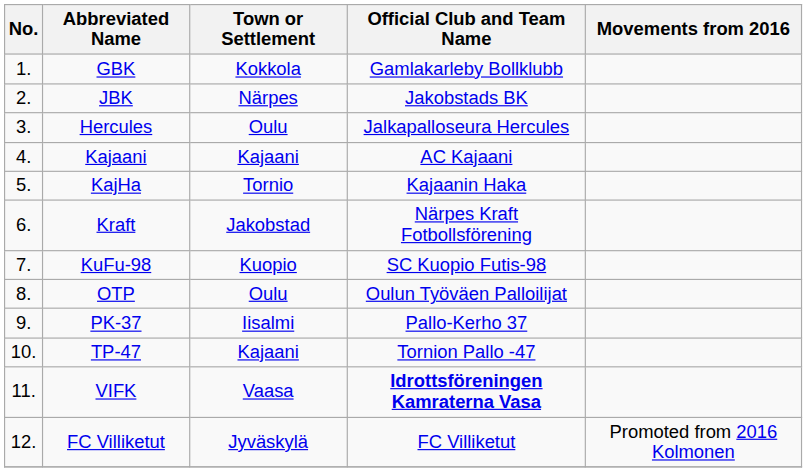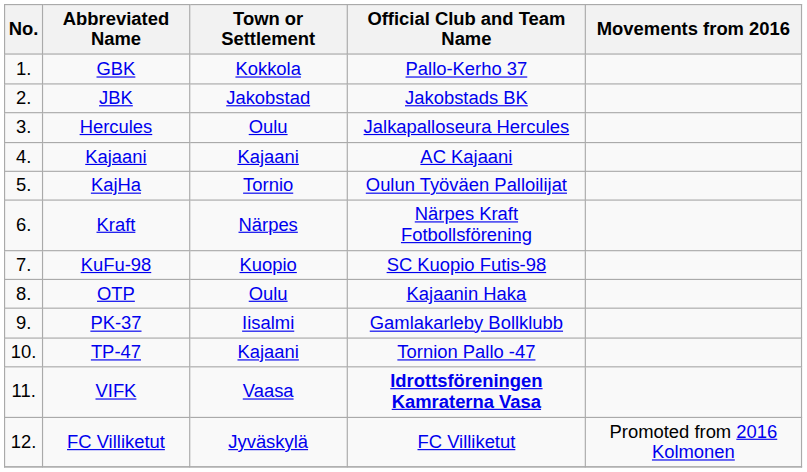(466, 68) Gamlakarleby Bollklubb -> (466, 68) Pallo-Kerho 37
(268, 98) Närpes -> (268, 98) Jakobstad
(466, 185) Kajaanin Haka -> (466, 185) Oulun Työväen Palloilijat
(268, 225) Jakobstad -> (268, 225) Närpes
(466, 293) Oulun Työväen Palloilijat -> (466, 293) Kajaanin Haka
(466, 323) Pallo-Kerho 37 -> (466, 323) Gamlakarleby Bollklubb
